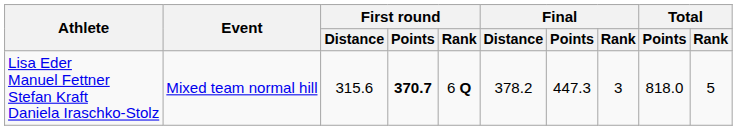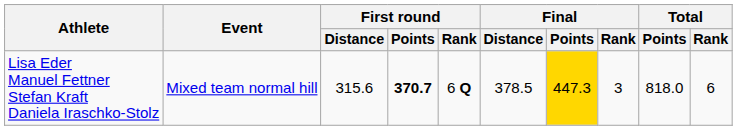(513, 88) 378.2 -> (513, 88) 378.5
(572, 88) no background -> (572, 88) gold background
(711, 88) 5 -> (711, 88) 6
